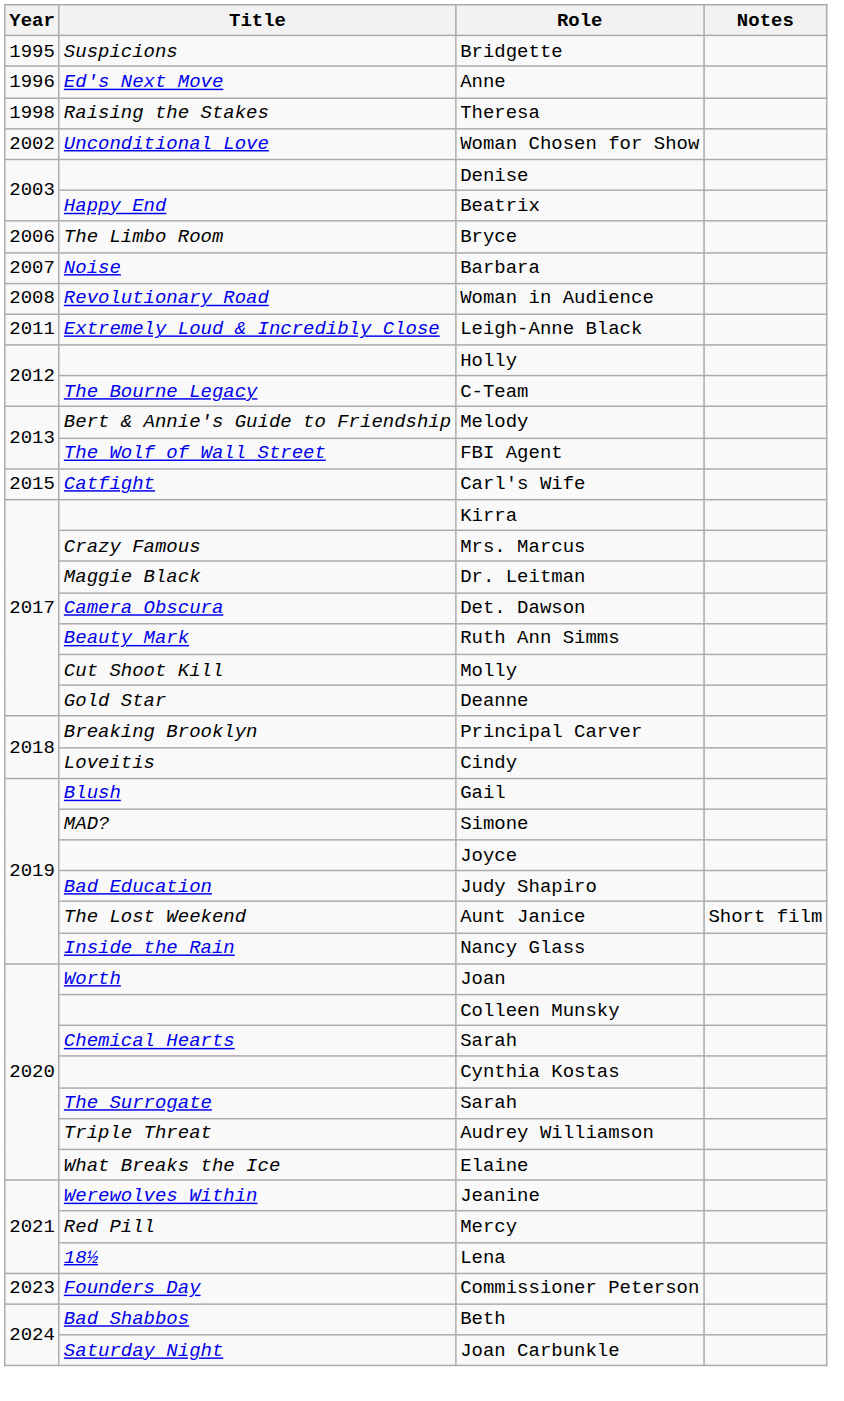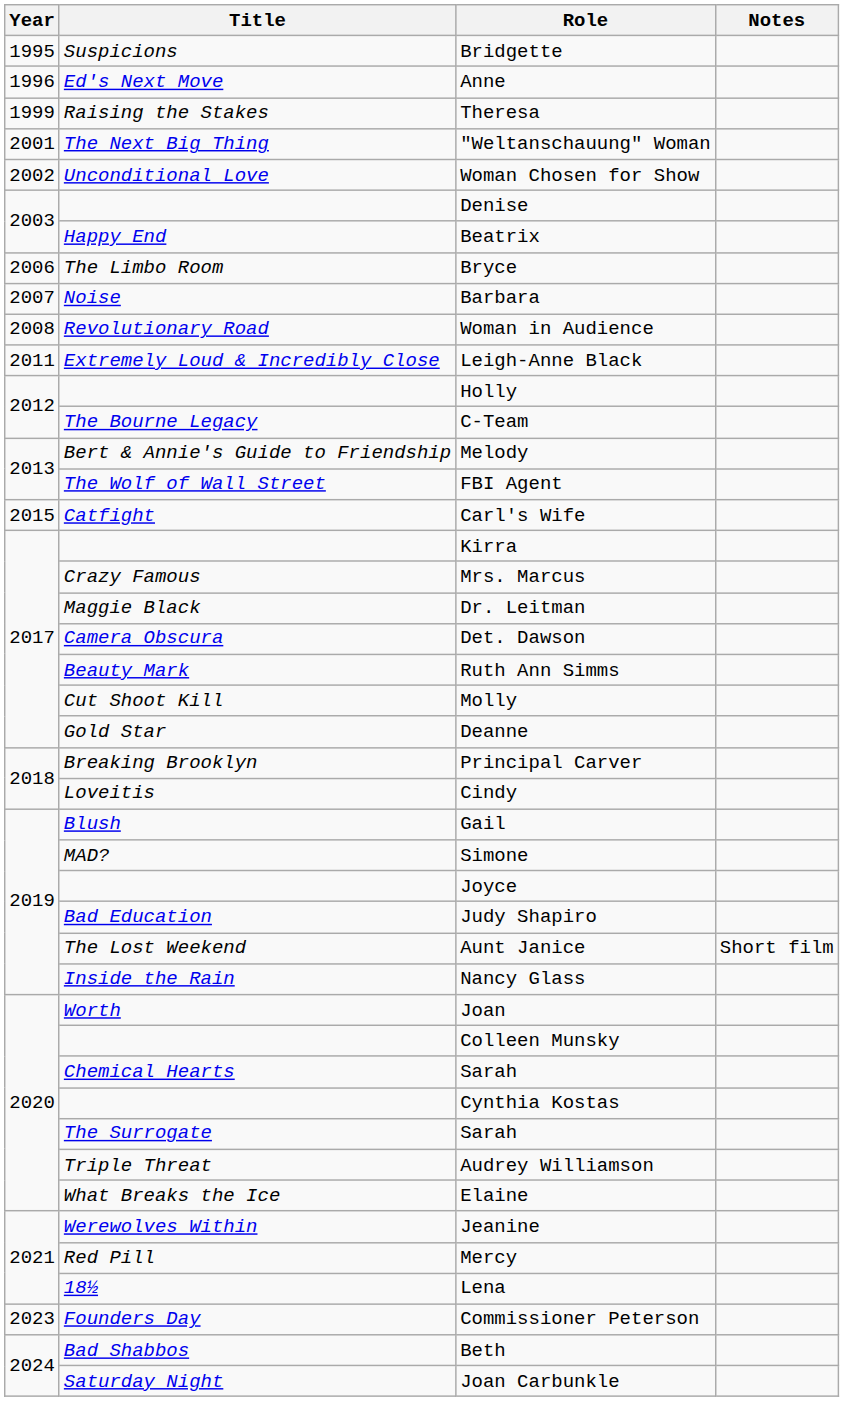(32, 113) 1998 -> (32, 113) 1999
+ row: (166, 144)
